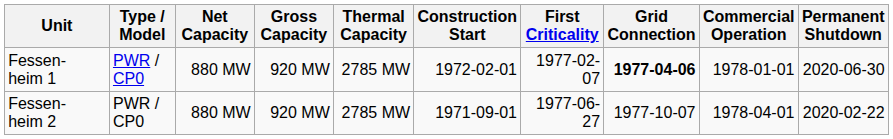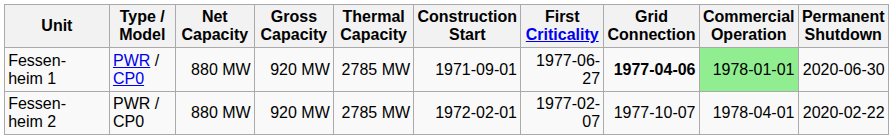(476, 69) 1972-02-01 -> (476, 69) 1971-09-01
(568, 69) 1977-02-07 -> (568, 69) 1977-06-27
(754, 69) no background -> (754, 69) lightgreen background
(476, 112) 1971-09-01 -> (476, 112) 1972-02-01
(568, 112) 1977-06-27 -> (568, 112) 1977-02-07
